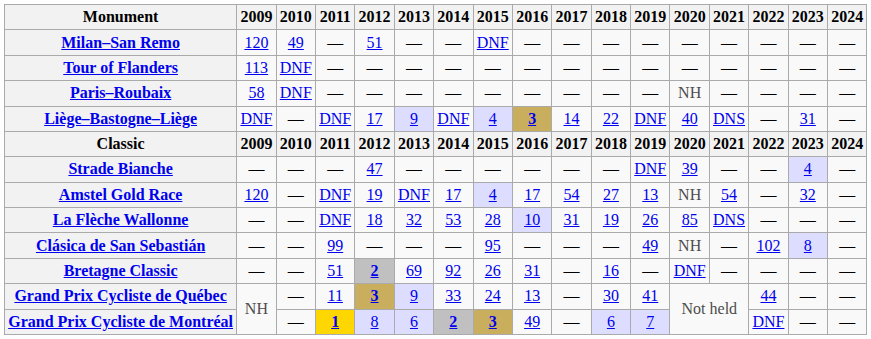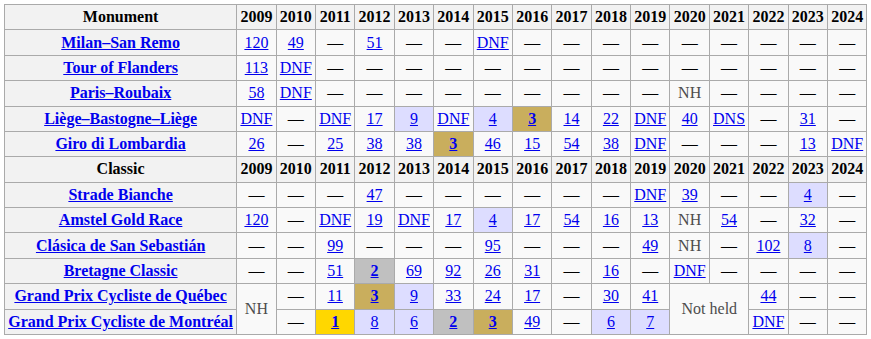+ row: (121, 144)
(611, 194) 27 -> (611, 220) 16
- row: (121, 220)
(532, 296) 13 -> (532, 296) 17
